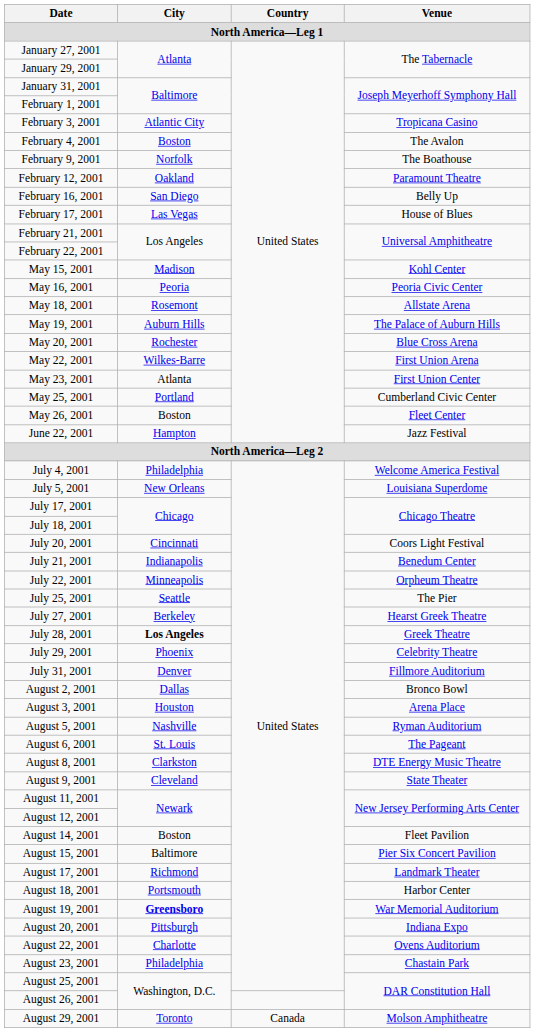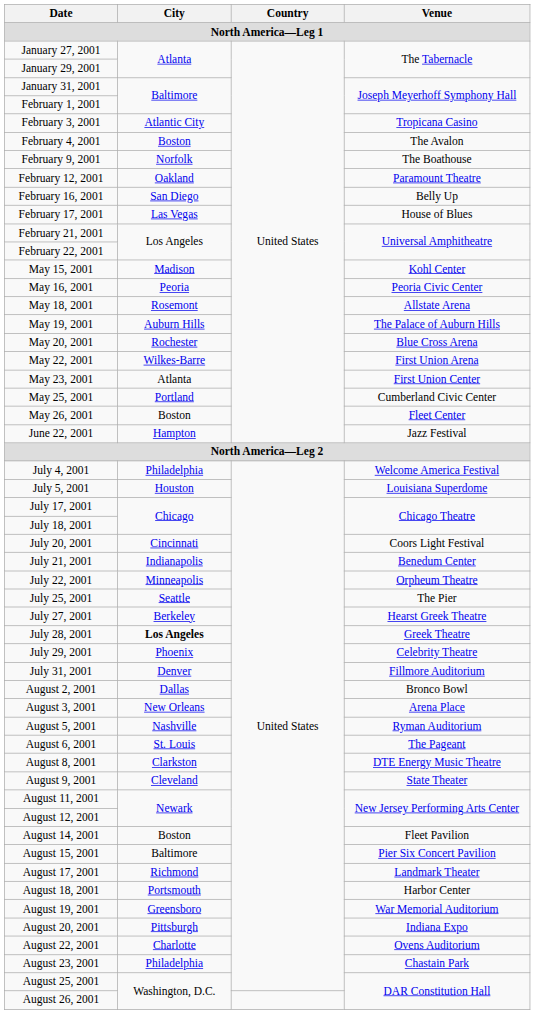(174, 488) New Orleans -> (174, 488) Houston
(174, 707) Houston -> (174, 707) New Orleans
(174, 908) bold -> (174, 908) normal
- row: (61, 1018)
